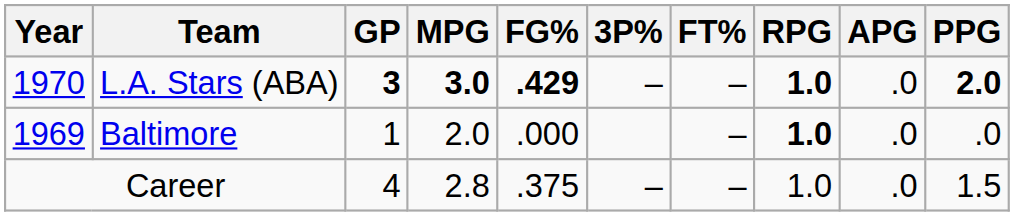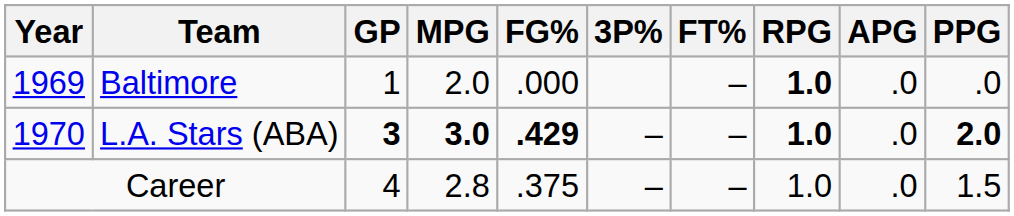rows swapped: (169, 134) <-> (219, 82)
